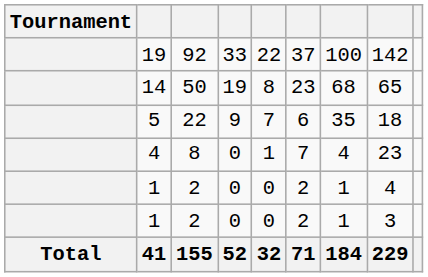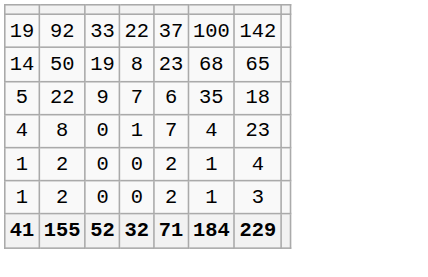- column: (71, 21)
